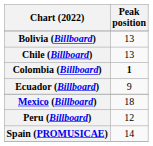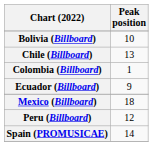(129, 39) 13 -> (129, 39) 10
(129, 70) bold -> (129, 70) normal
